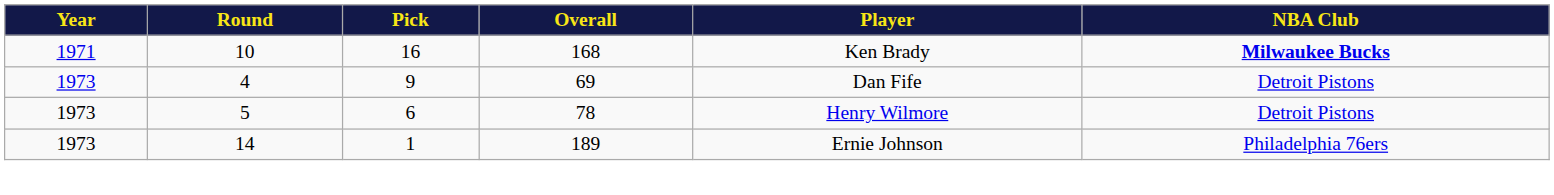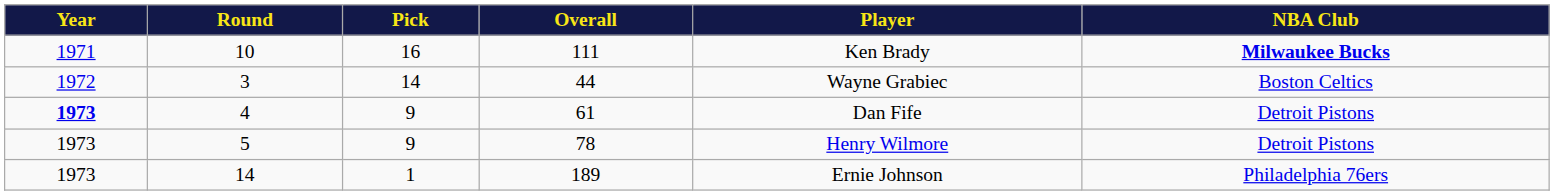(586, 50) 168 -> (586, 50) 111
+ row: (245, 81)
(76, 81) normal -> (76, 112) bold
(586, 81) 69 -> (586, 112) 61
(410, 112) 6 -> (410, 143) 9
